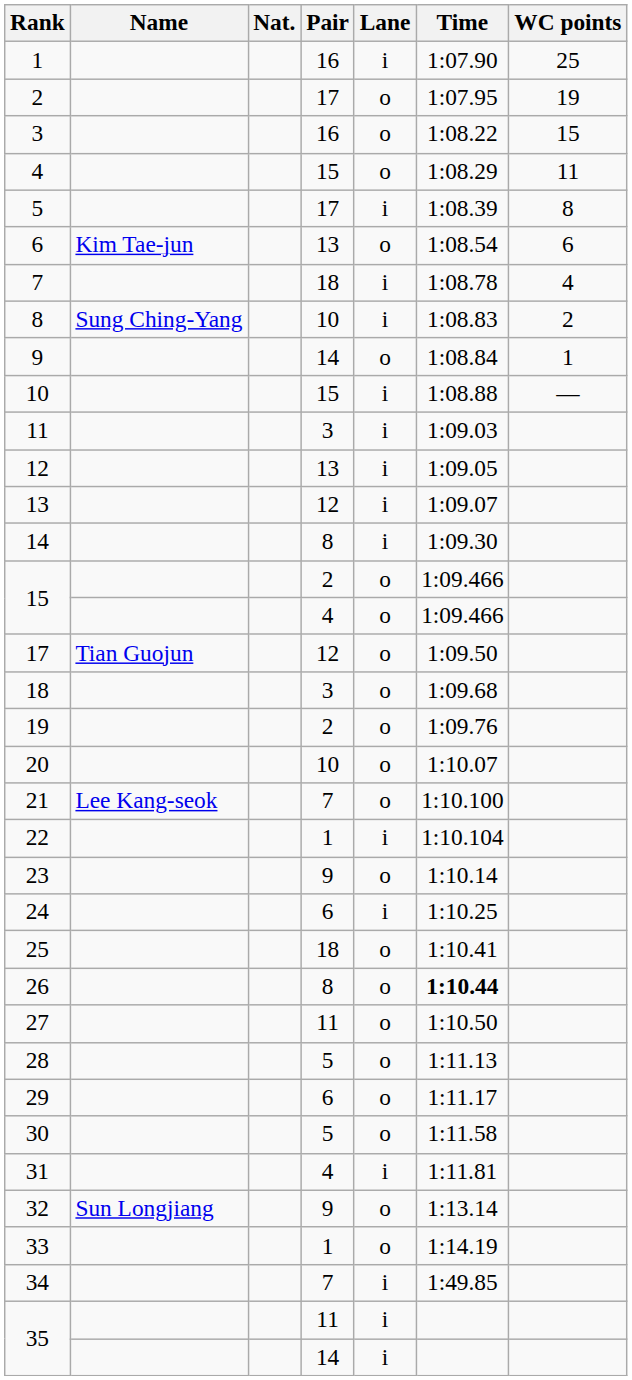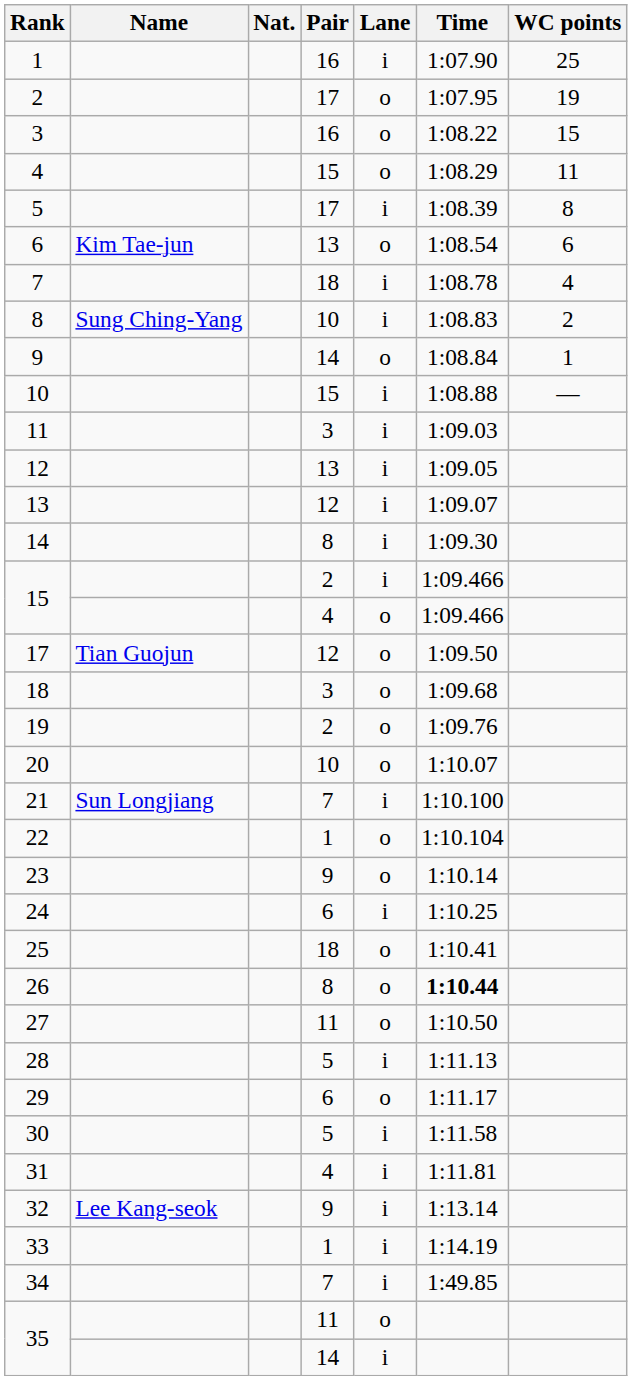(385, 578) o -> (385, 578) i
(146, 801) Lee Kang-seok -> (145, 801) Sun Longjiang
(385, 801) o -> (385, 801) i
(385, 838) i -> (385, 838) o
(385, 1060) o -> (385, 1060) i
(385, 1134) o -> (385, 1134) i
(145, 1208) Sun Longjiang -> (146, 1208) Lee Kang-seok
(385, 1208) o -> (385, 1208) i
(385, 1245) o -> (385, 1245) i
(385, 1319) i -> (385, 1319) o
